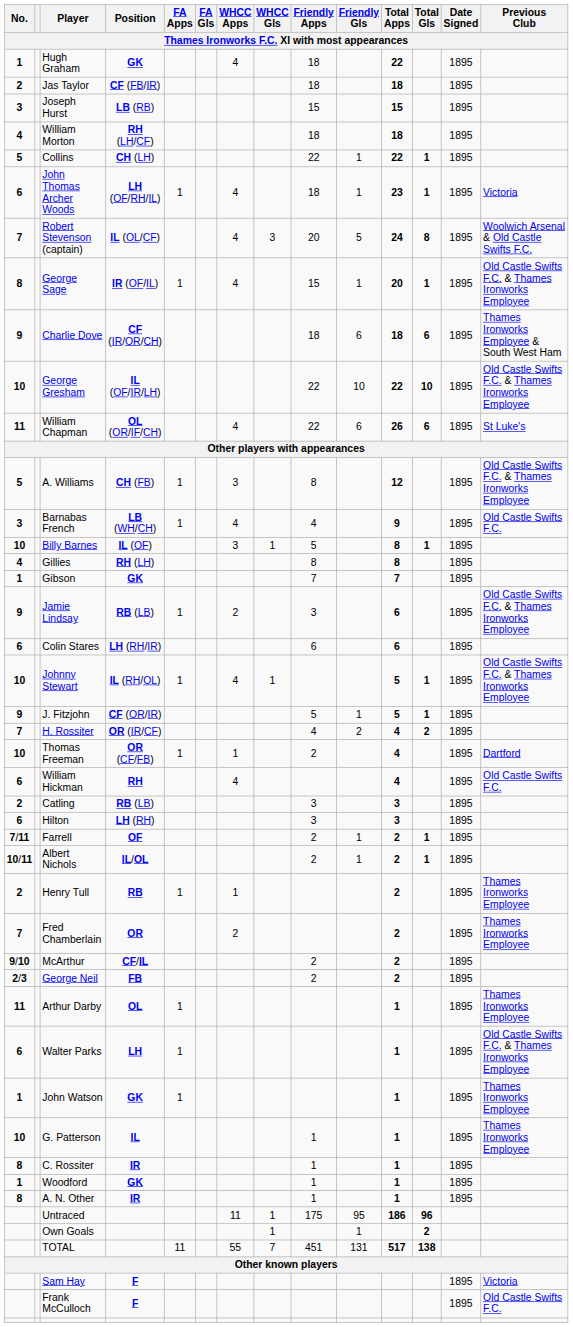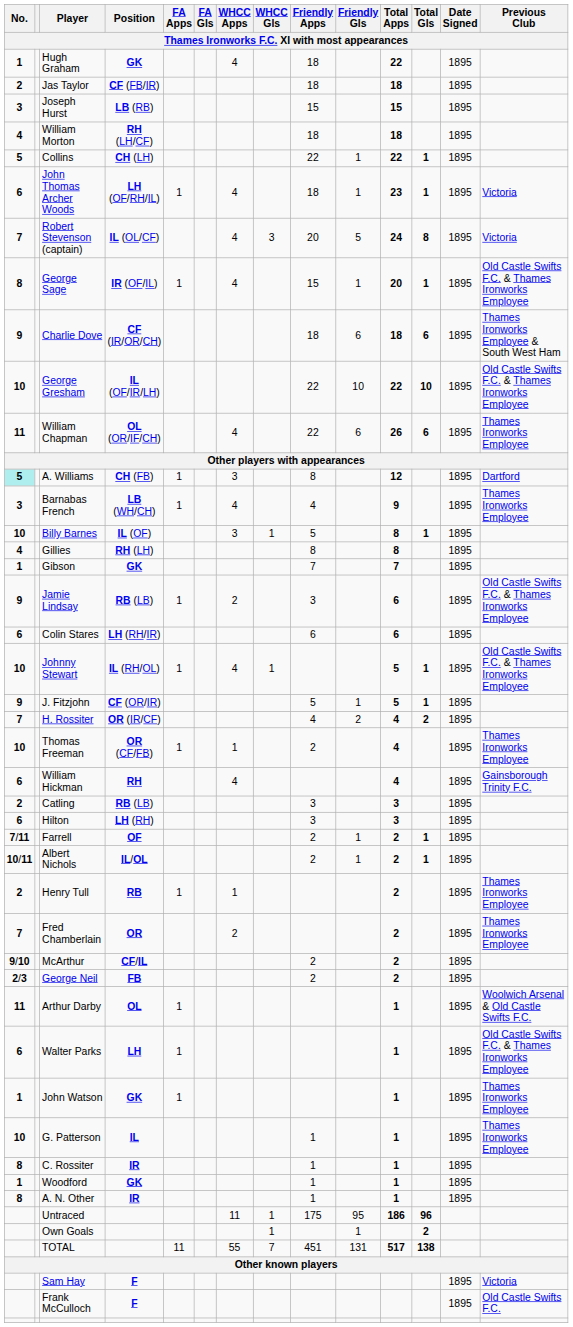(524, 238) Woolwich Arsenal & Old Castle Swifts F.C. -> (500, 238) Victoria
(504, 427) St Luke's -> (505, 432) Thames Ironworks Employee
(19, 483) no background -> (19, 477) paleturquoise background
(523, 483) Old Castle Swifts F.C. & Thames Ironworks Employee -> (501, 477) Dartford
(523, 523) Old Castle Swifts F.C. -> (505, 505) Thames Ironworks Employee
(502, 753) Dartford -> (505, 747) Thames Ironworks Employee
(523, 781) Old Castle Swifts F.C. -> (515, 781) Gainsborough Trinity F.C.
(506, 1006) Thames Ironworks Employee -> (523, 1006) Woolwich Arsenal & Old Castle Swifts F.C.
